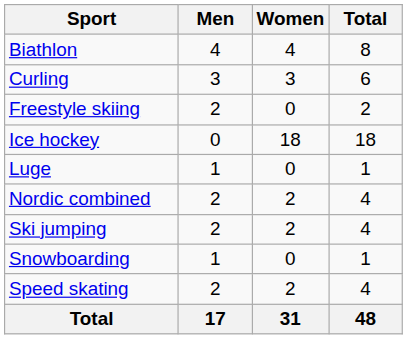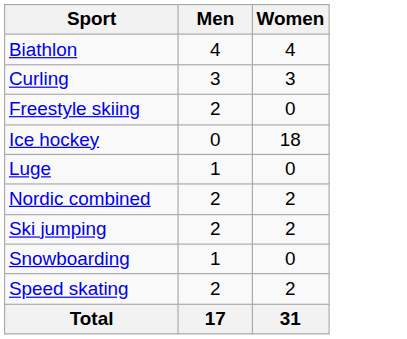- column: (365, 19)
